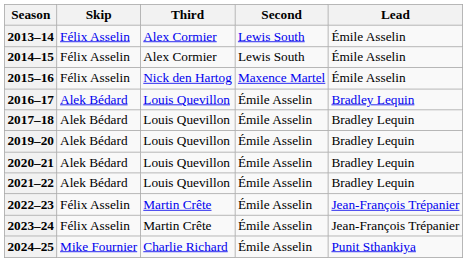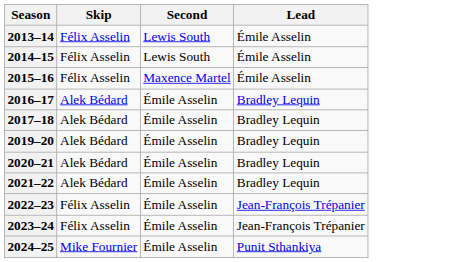- column: (188, 15)
